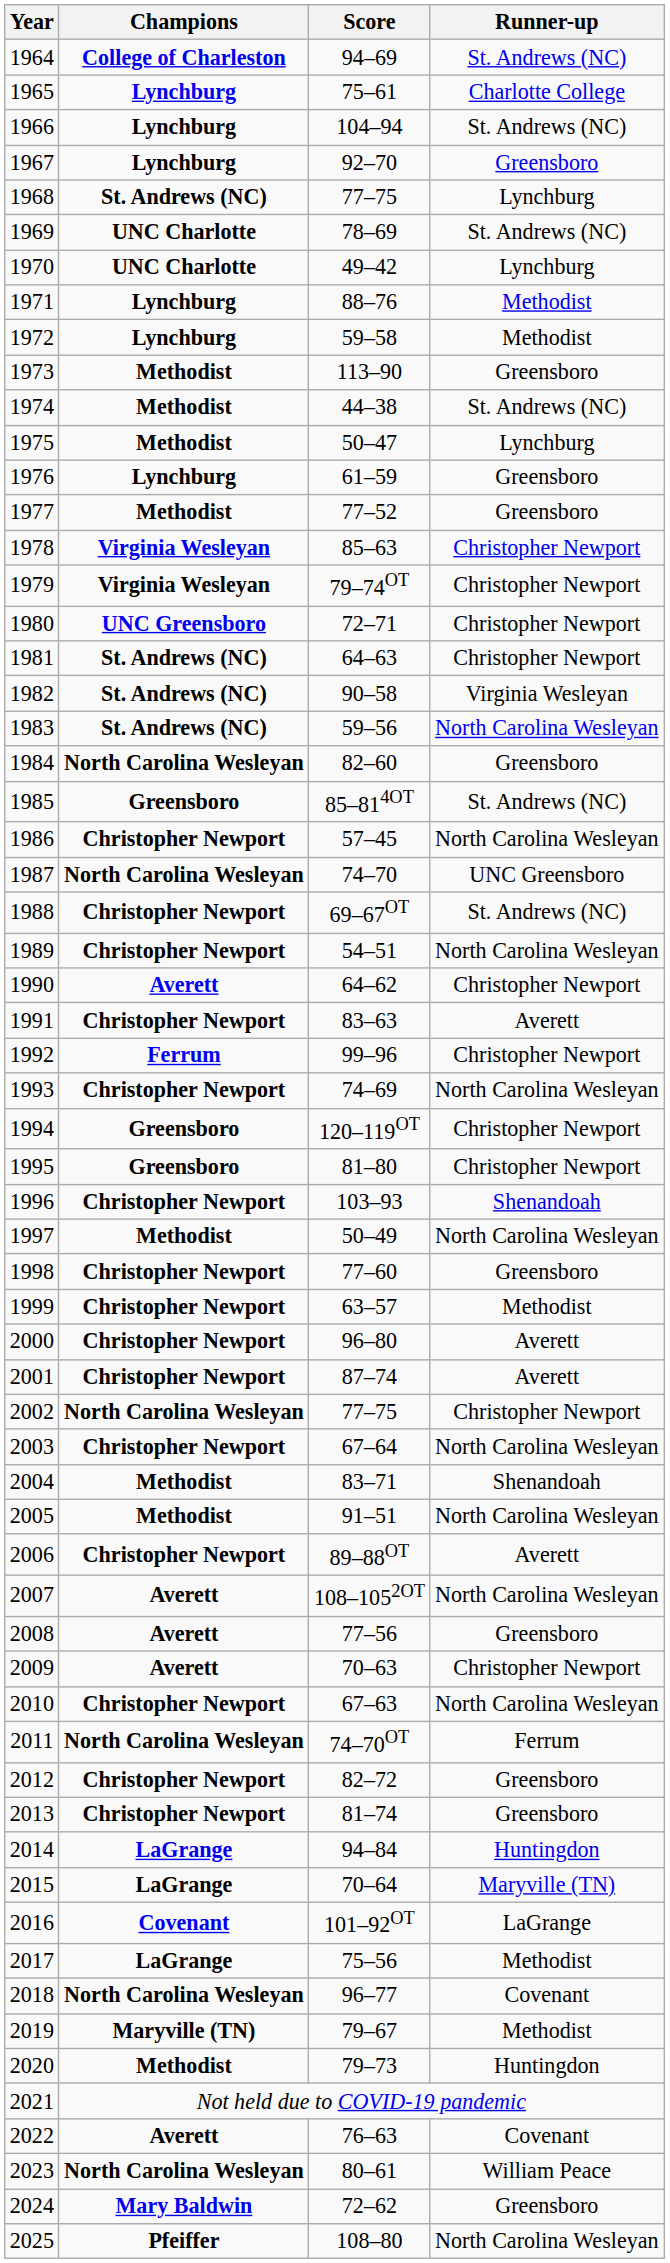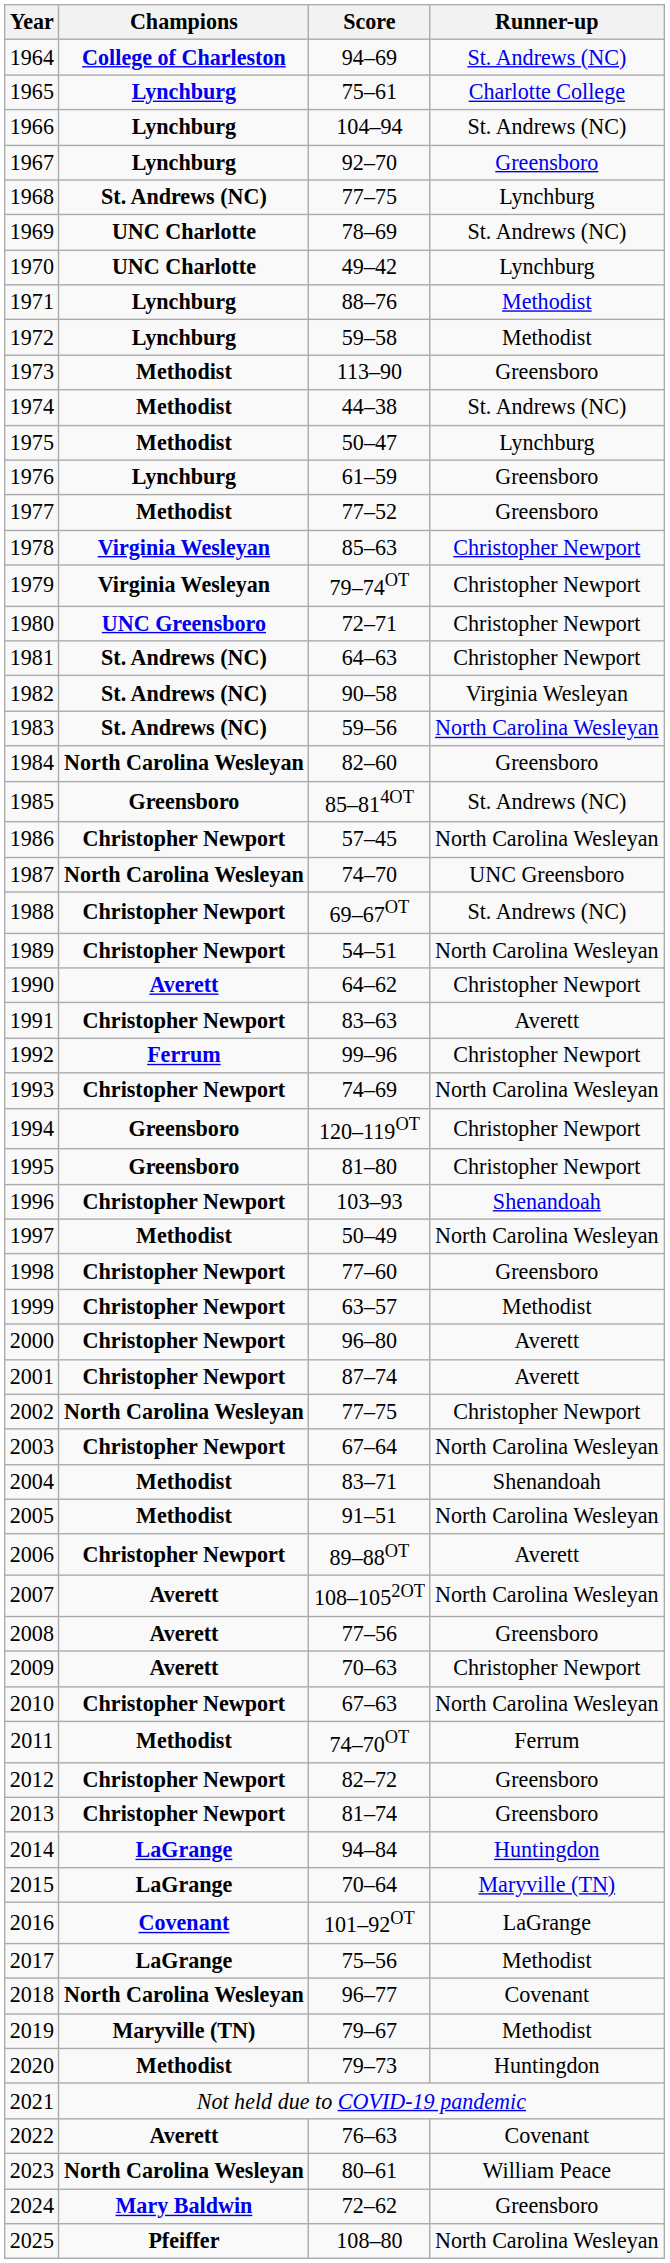(184, 1741) North Carolina Wesleyan -> (184, 1741) Methodist
